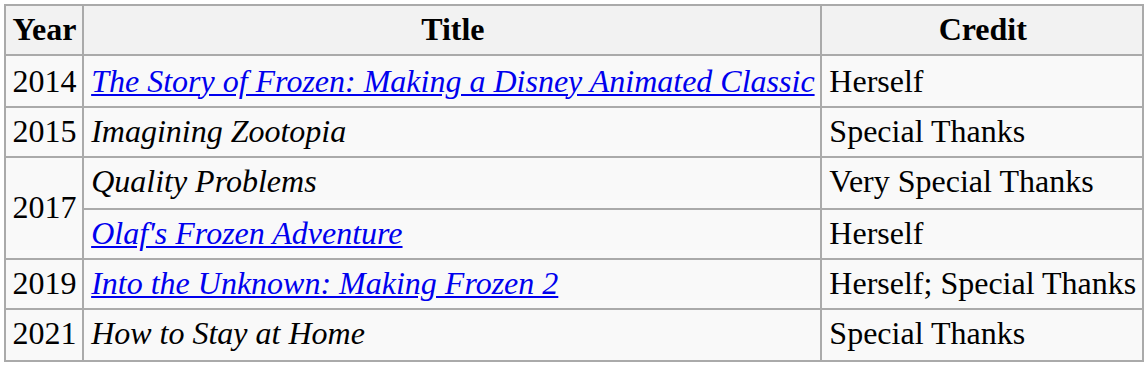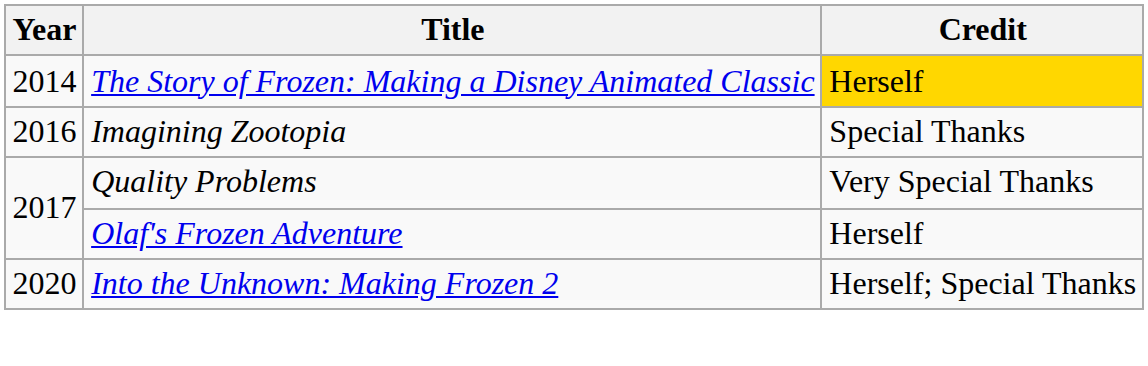(876, 80) no background -> (876, 80) gold background
(44, 131) 2015 -> (44, 131) 2016
(44, 283) 2019 -> (44, 283) 2020
- row: (228, 334)
